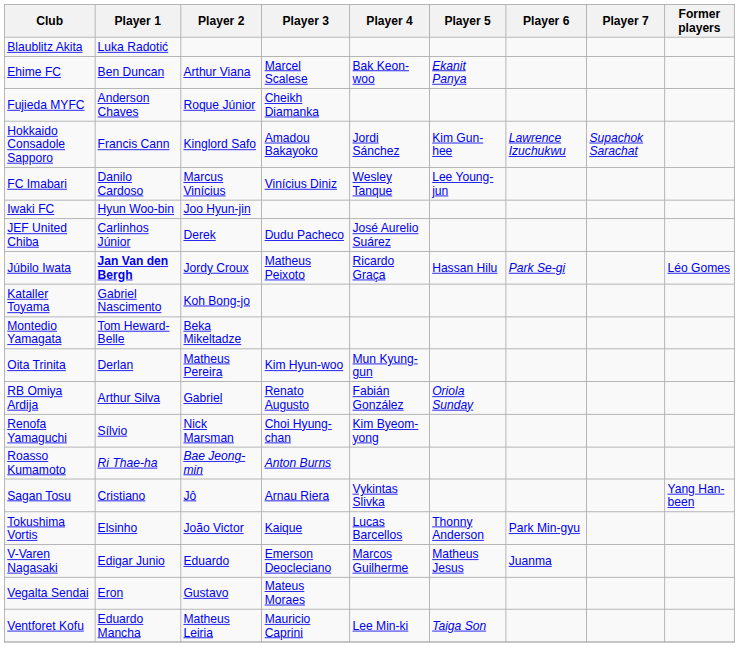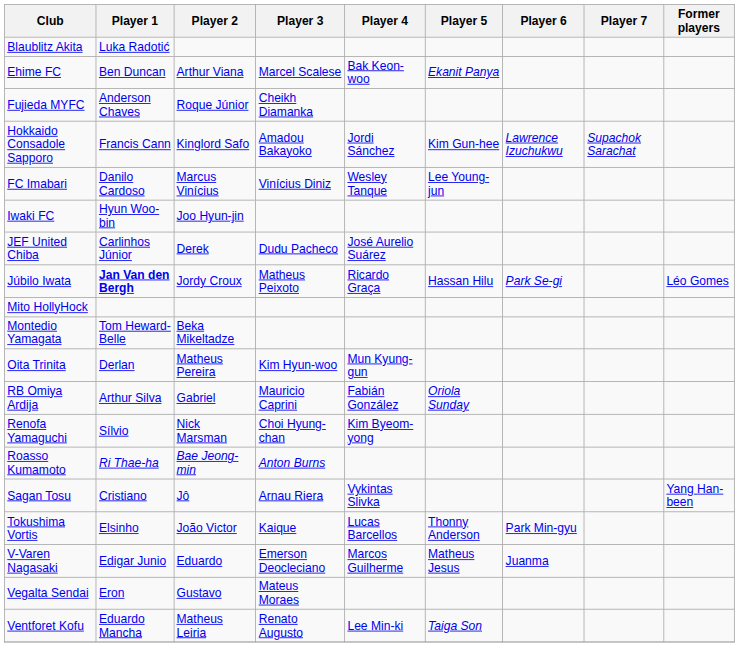- row: (28, 301)
+ row: (48, 307)
(287, 398) Renato Augusto -> (282, 398) Mauricio Caprini
(287, 626) Mauricio Caprini -> (281, 626) Renato Augusto
